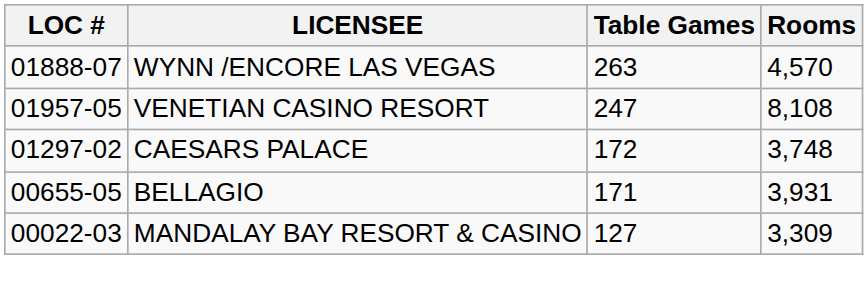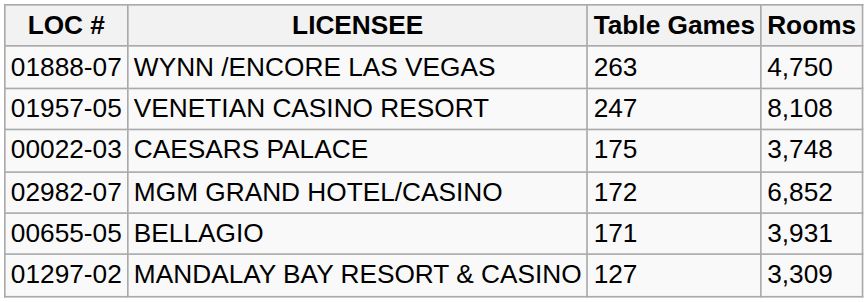(800, 66) 4,570 -> (800, 66) 4,750
(66, 150) 01297-02 -> (66, 150) 00022-03
(616, 150) 172 -> (616, 150) 175
+ row: (318, 191)
(66, 233) 00022-03 -> (66, 274) 01297-02
